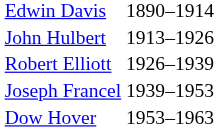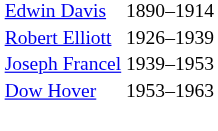- row: (55, 37)
